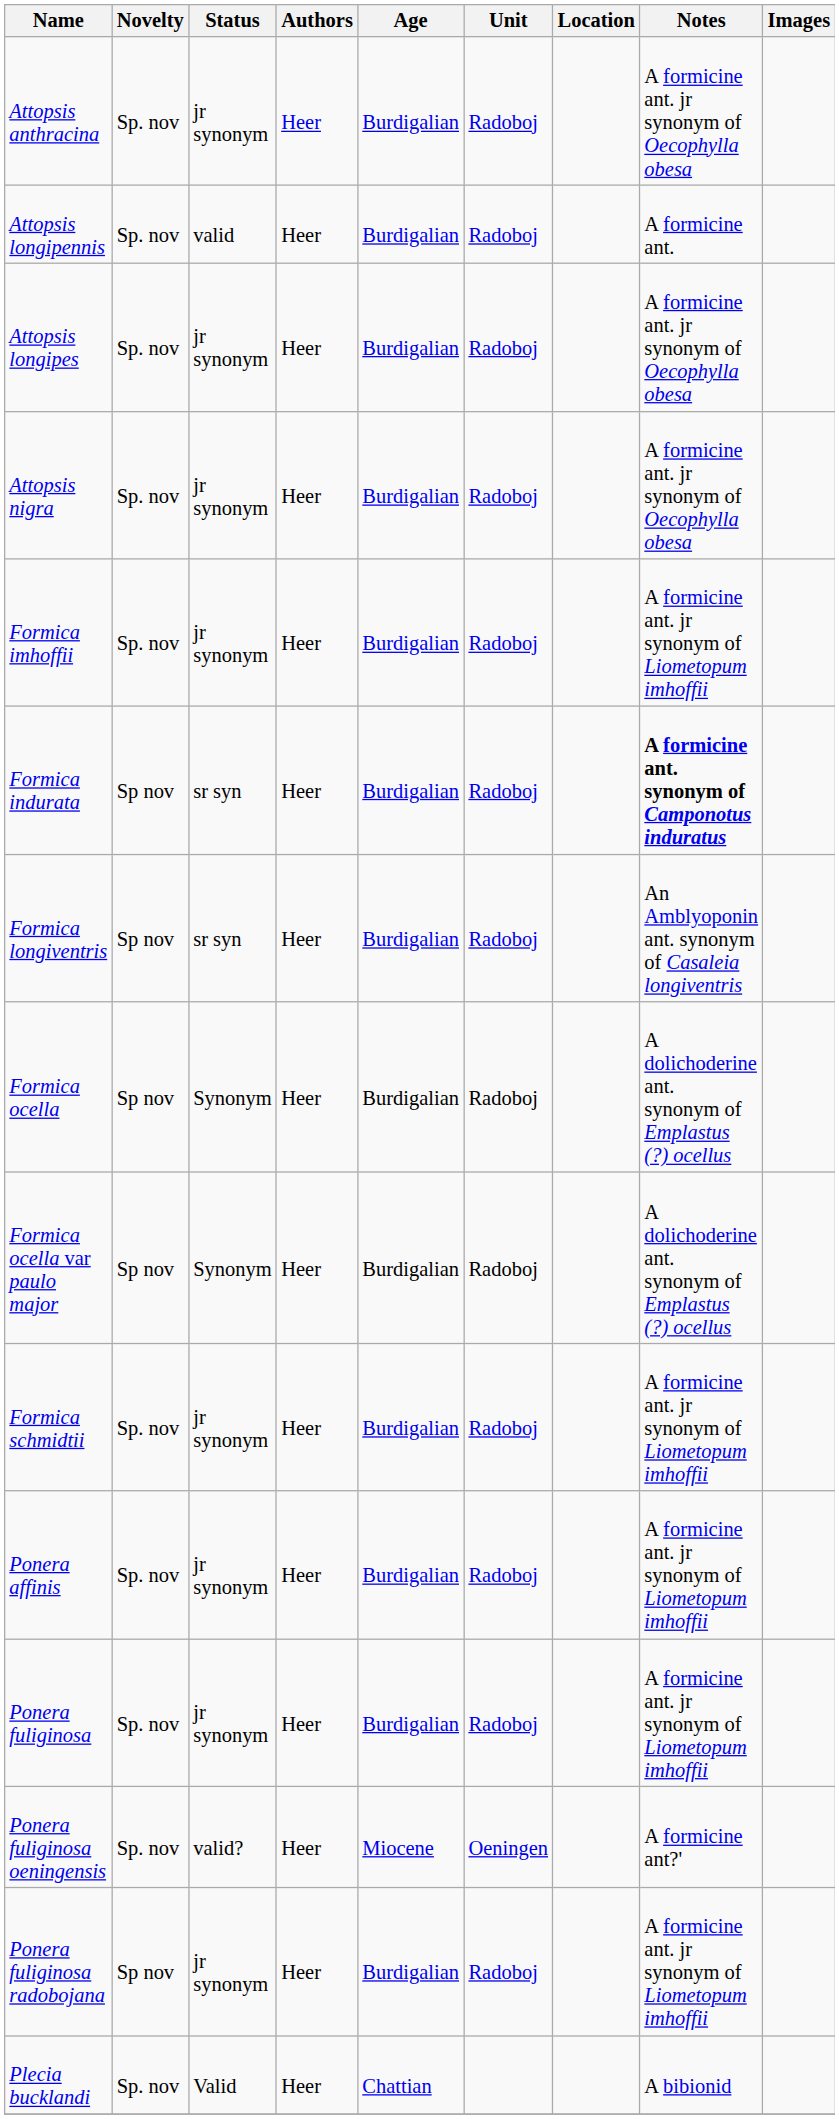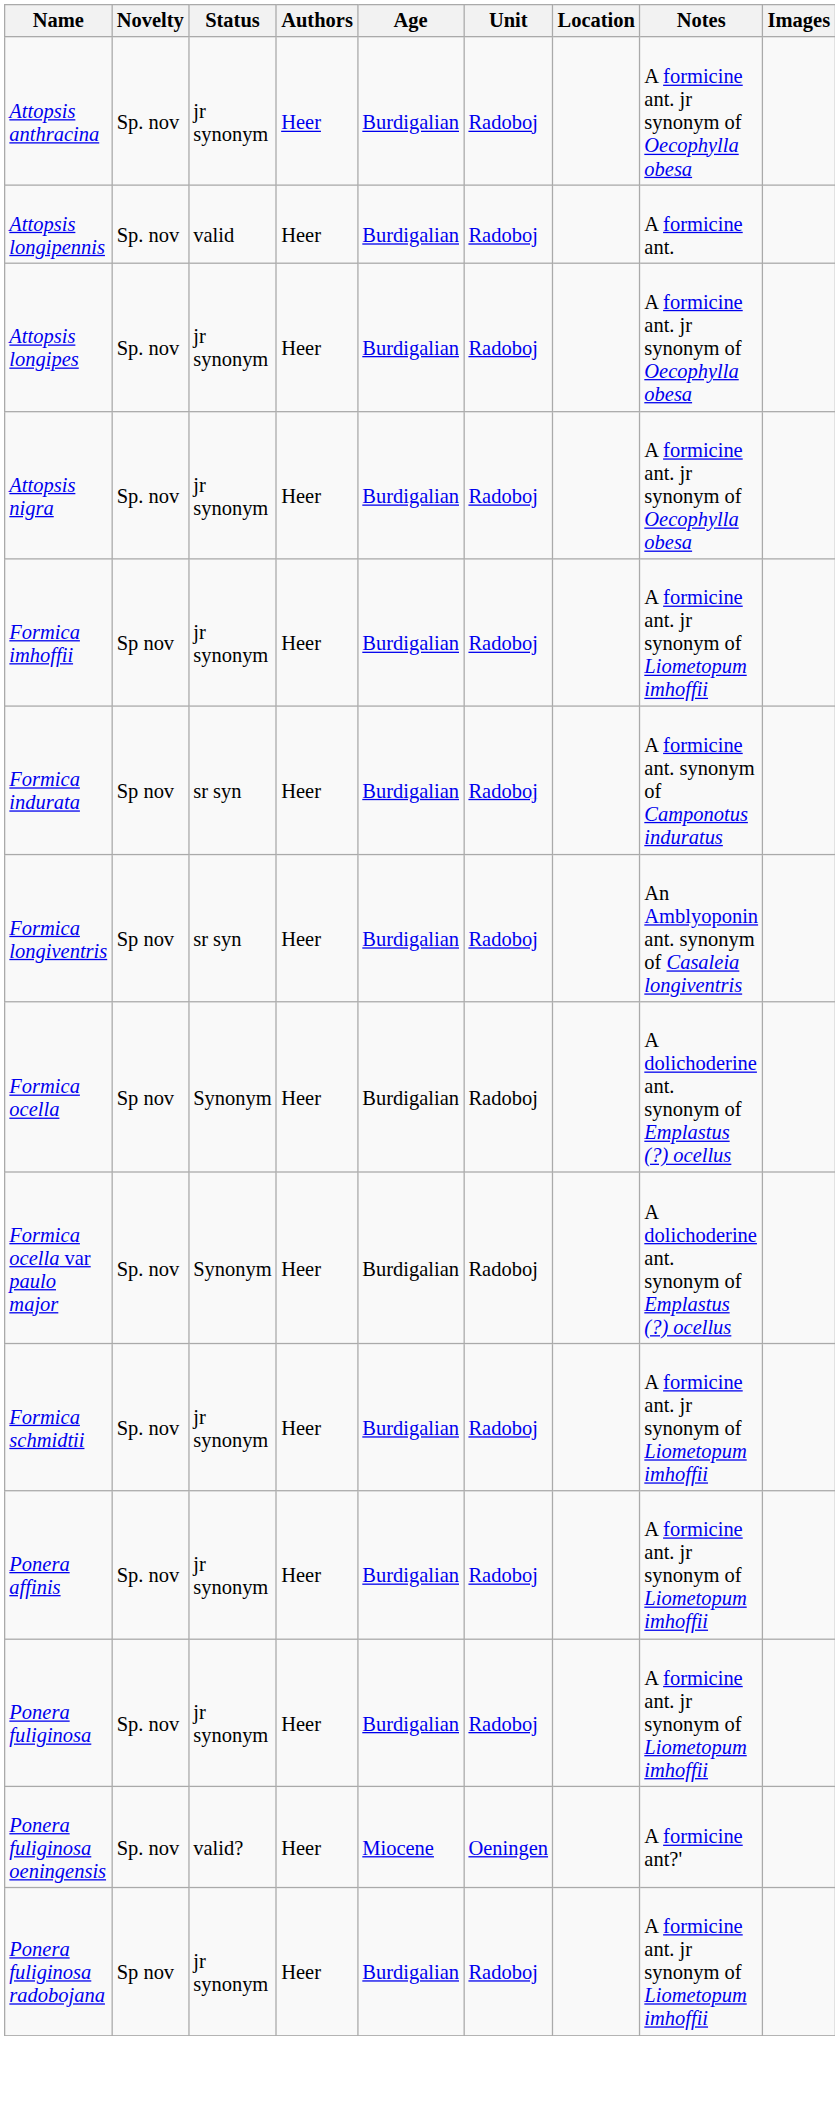(148, 643) Sp. nov -> (145, 643) Sp nov
(698, 791) bold -> (699, 791) normal
(145, 1269) Sp nov -> (148, 1269) Sp. nov
- row: (50, 2086)
